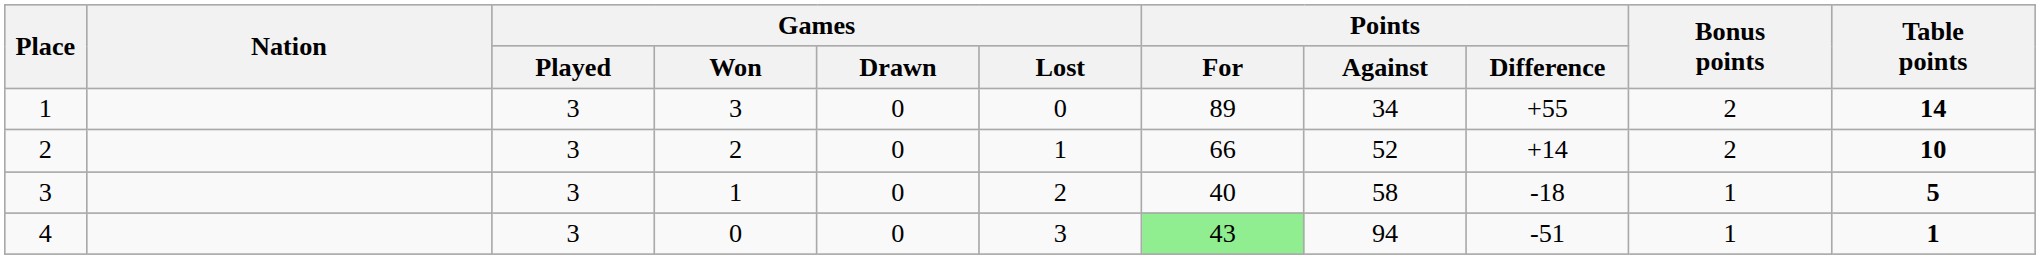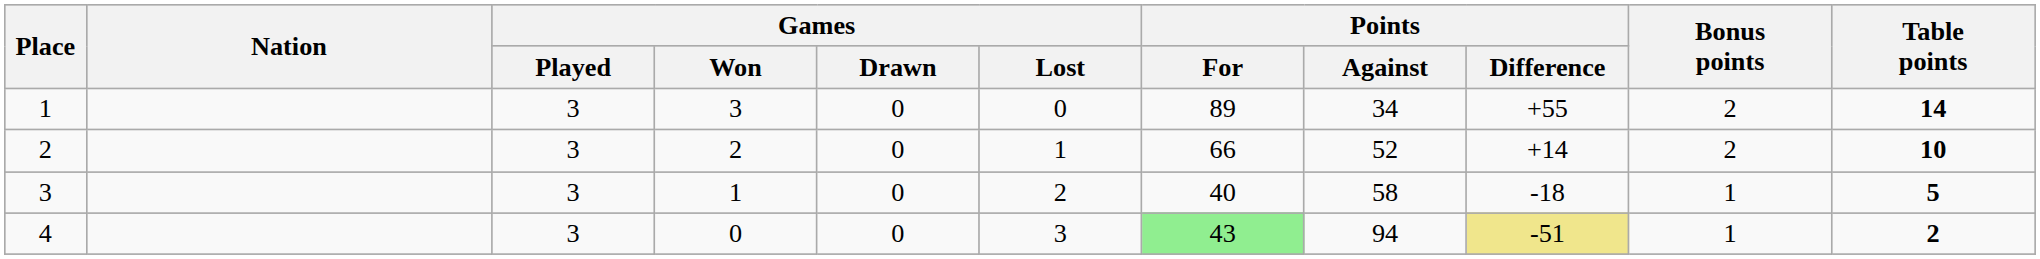(1547, 233) no background -> (1547, 233) khaki background
(1933, 233) 1 -> (1933, 233) 2
